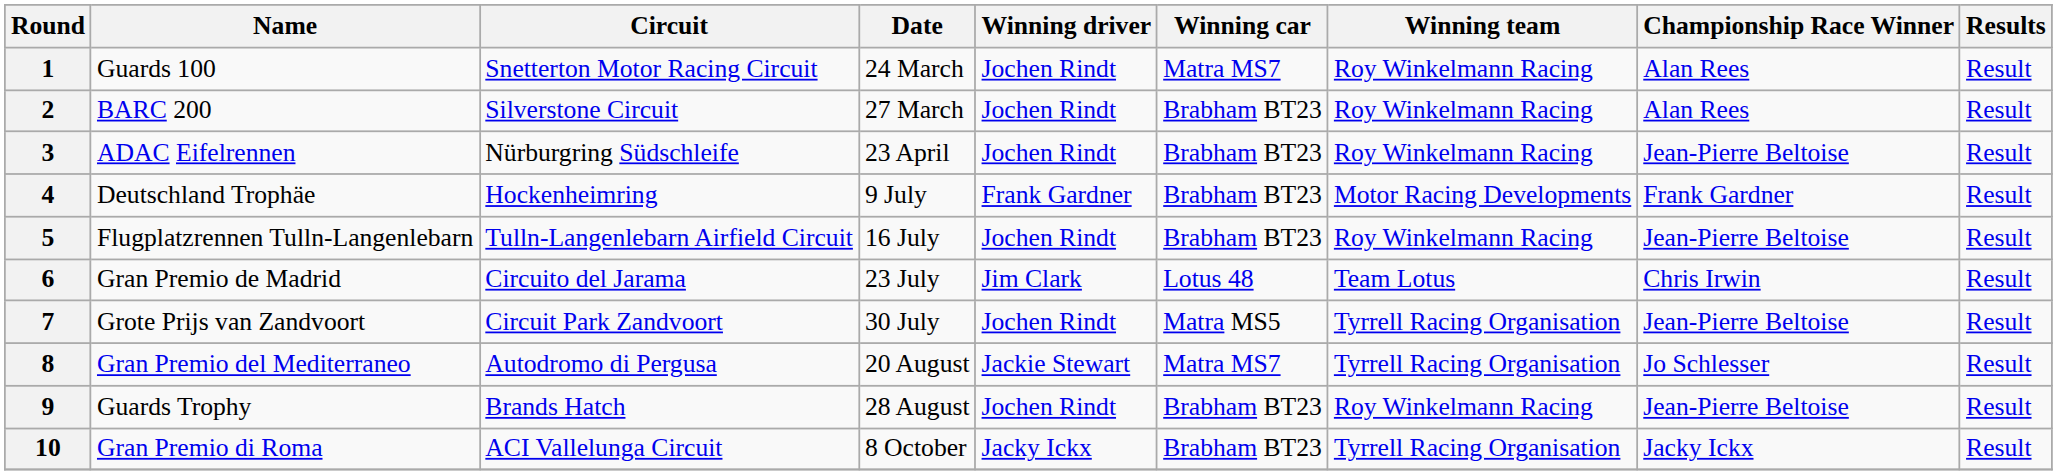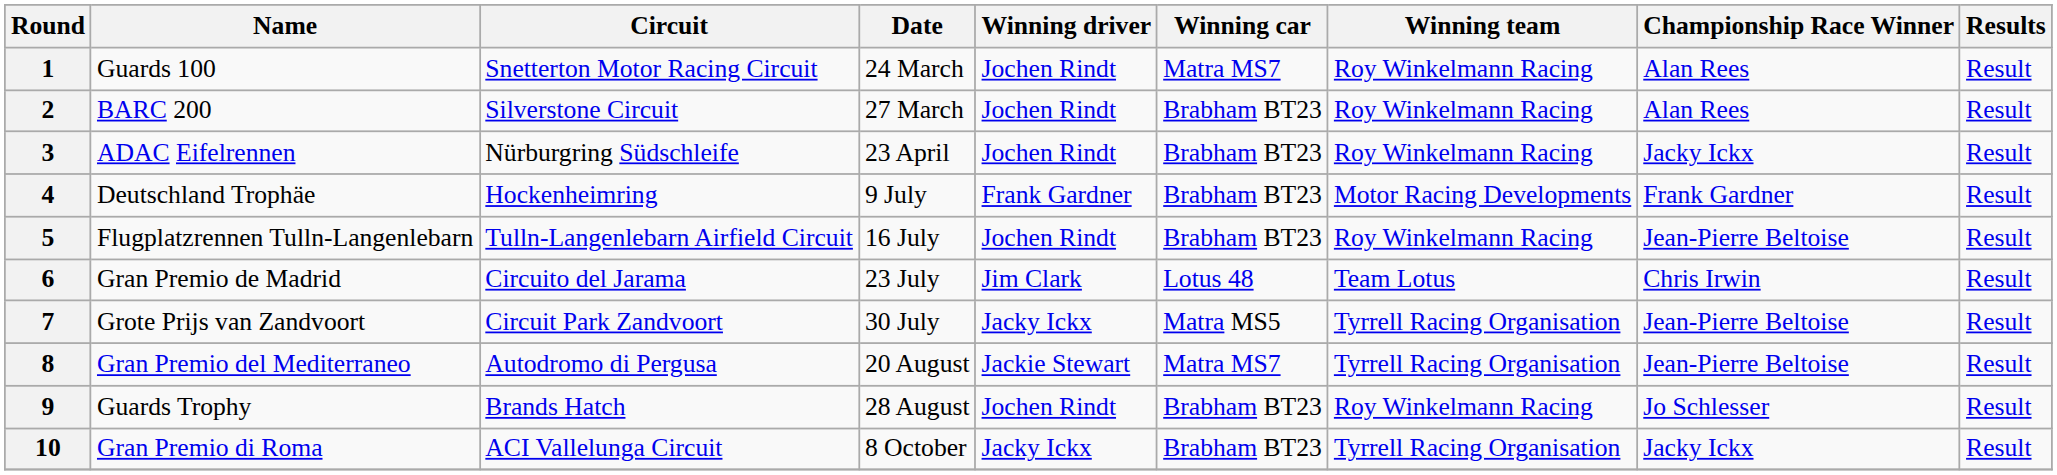(1746, 152) Jean-Pierre Beltoise -> (1698, 152) Jacky Ickx
(1049, 321) Jochen Rindt -> (1037, 321) Jacky Ickx
(1706, 364) Jo Schlesser -> (1746, 364) Jean-Pierre Beltoise
(1746, 406) Jean-Pierre Beltoise -> (1706, 406) Jo Schlesser
